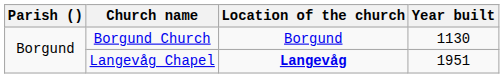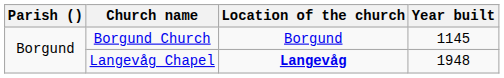(453, 39) 1130 -> (453, 39) 1145
(453, 61) 1951 -> (453, 61) 1948
